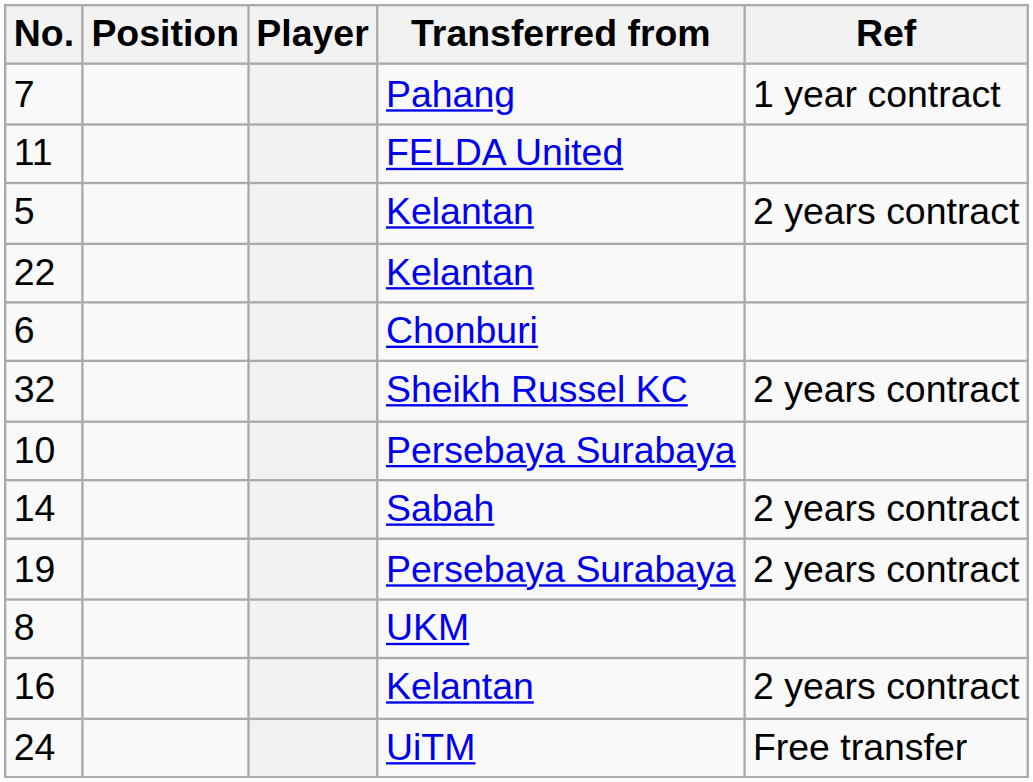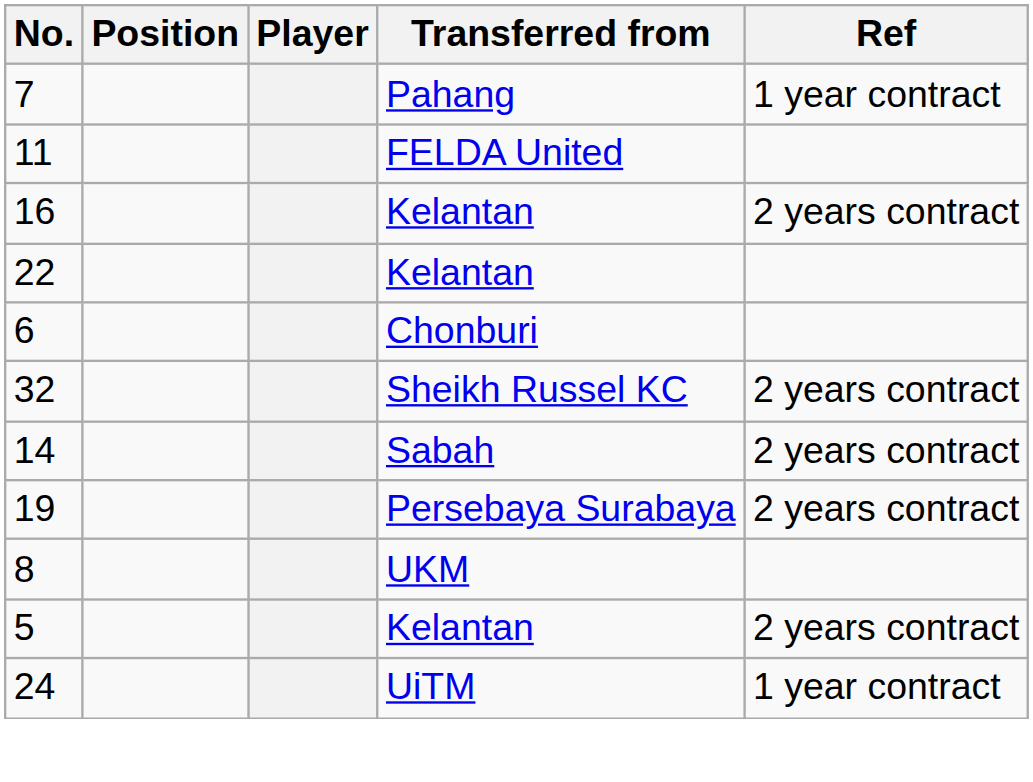rows swapped: (24, 212) <-> (35, 687)
- row: (35, 449)
(860, 746) Free transfer -> (877, 687) 1 year contract
